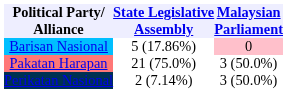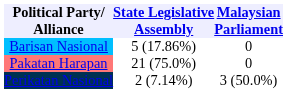(249, 46) pink background -> (249, 46) no background
(249, 63) 3 (50.0%) -> (249, 63) 0
